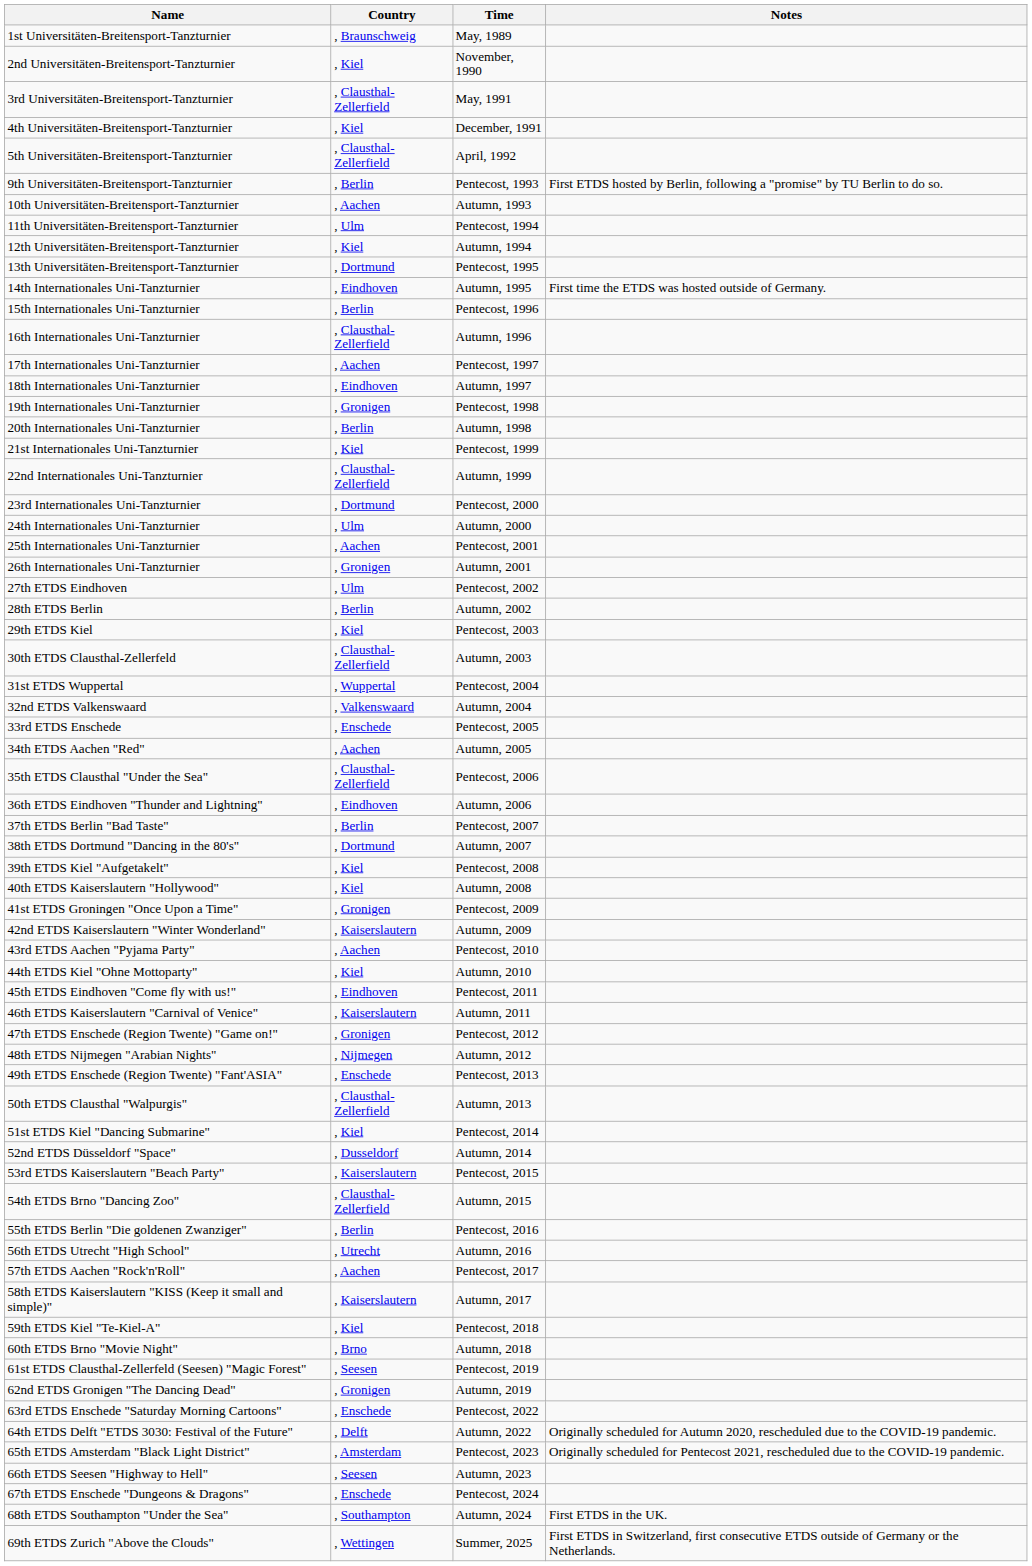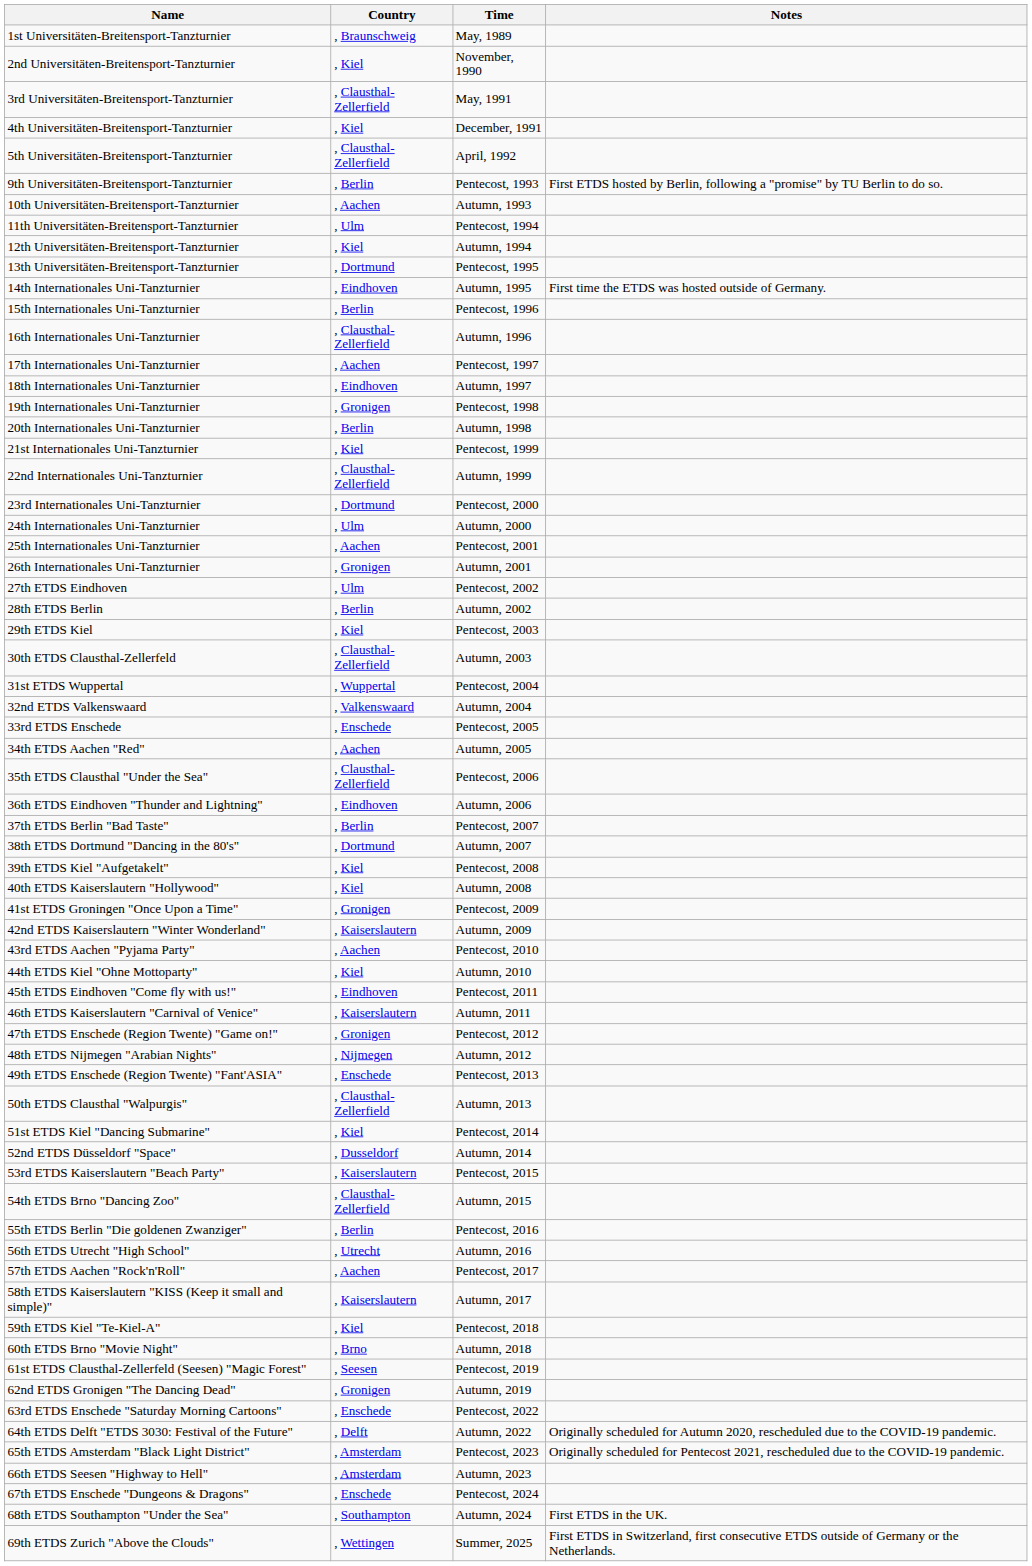(356, 1473) , Seesen -> (368, 1473) , Amsterdam
